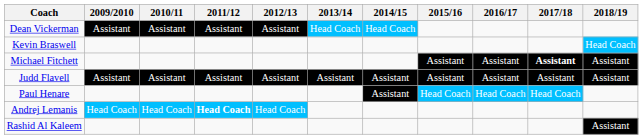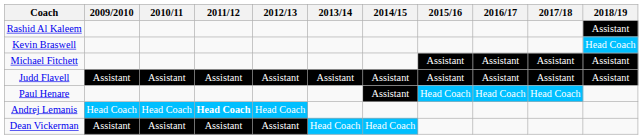rows swapped: (44, 126) <-> (44, 28)
(555, 61) bold -> (555, 61) normal
